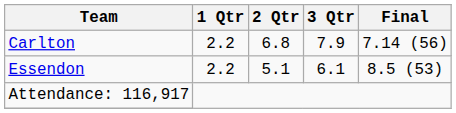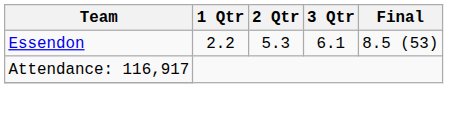- row: (42, 43)
(276, 69) 5.1 -> (276, 43) 5.3
